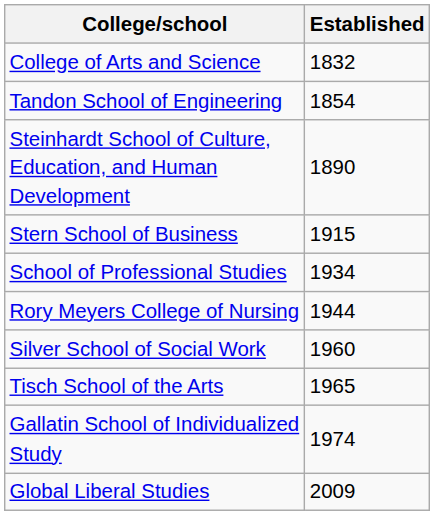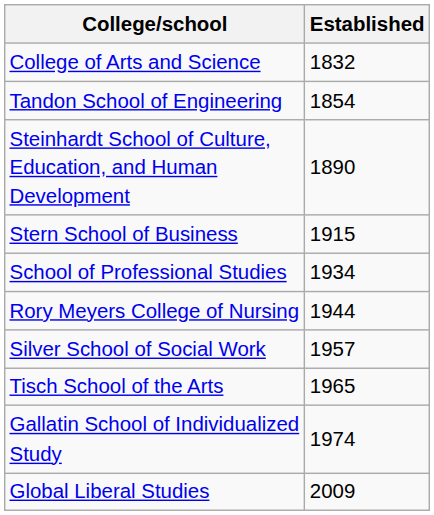(333, 349) 1960 -> (333, 349) 1957
